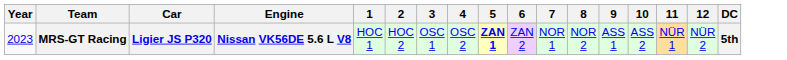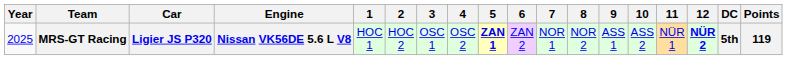+ column: (762, 14)
(20, 39) 2023 -> (20, 39) 2025
(703, 39) normal -> (703, 39) bold
